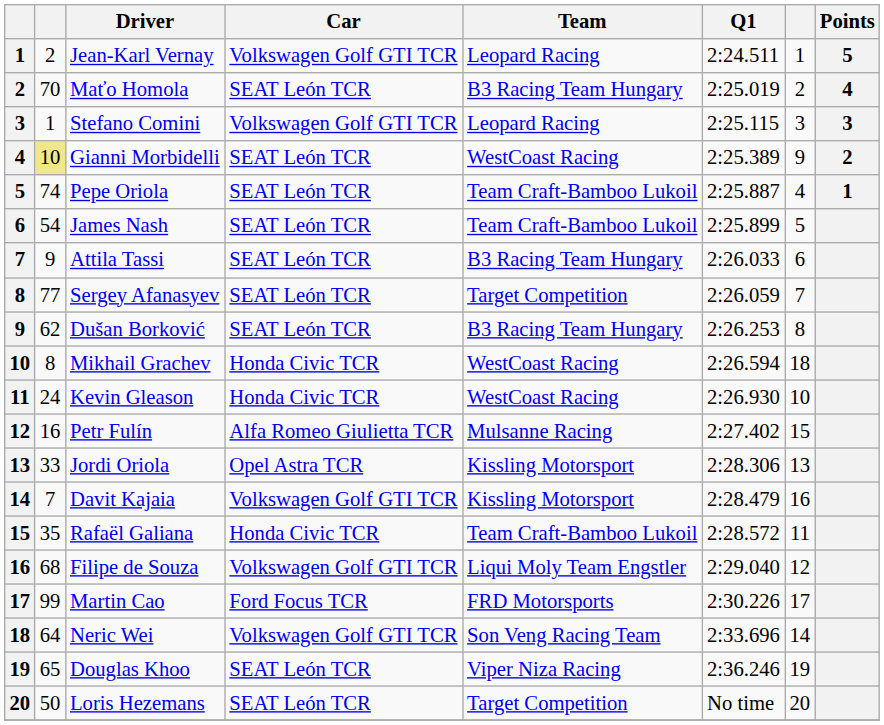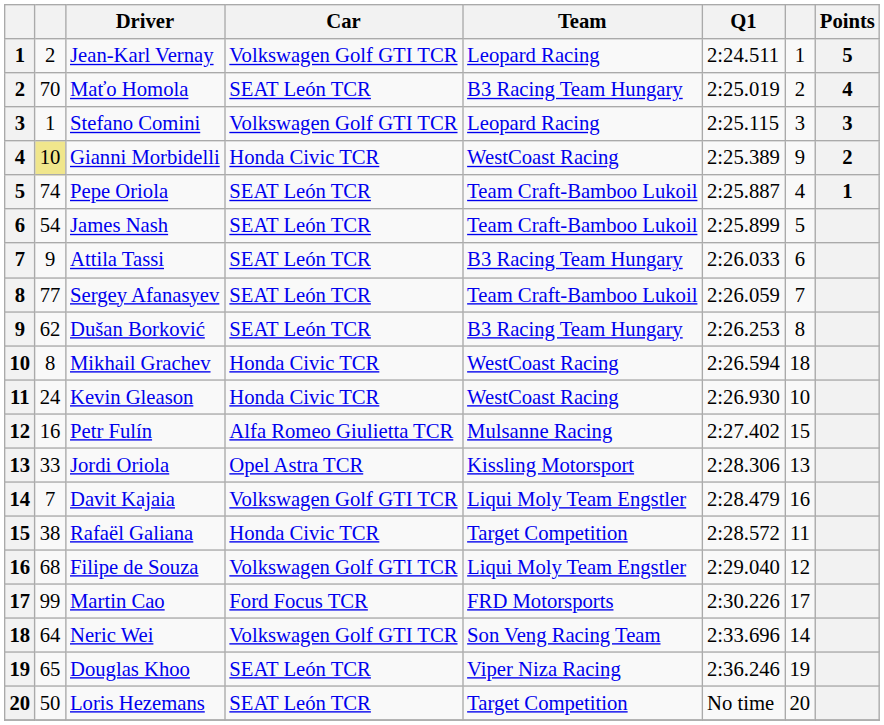(300, 158) SEAT León TCR -> (304, 158) Honda Civic TCR
(547, 294) Target Competition -> (582, 294) Team Craft-Bamboo Lukoil
(551, 498) Kissling Motorsport -> (577, 498) Liqui Moly Team Engstler
(50, 533) 35 -> (50, 533) 38
(582, 533) Team Craft-Bamboo Lukoil -> (547, 533) Target Competition
